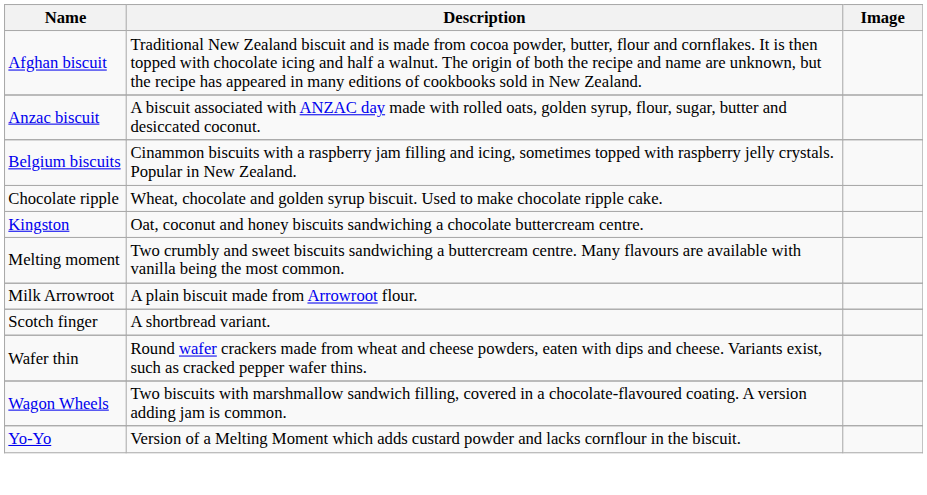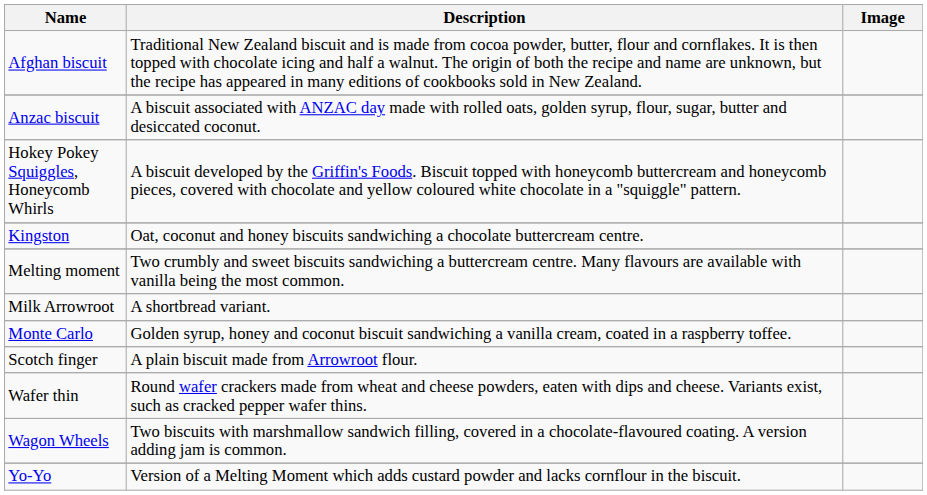- row: (65, 162)
- row: (64, 198)
+ row: (53, 181)
(274, 296) A plain biscuit made from Arrowroot flour. -> (200, 307) A shortbread variant.
+ row: (51, 333)
(200, 322) A shortbread variant. -> (274, 359) A plain biscuit made from Arrowroot flour.
